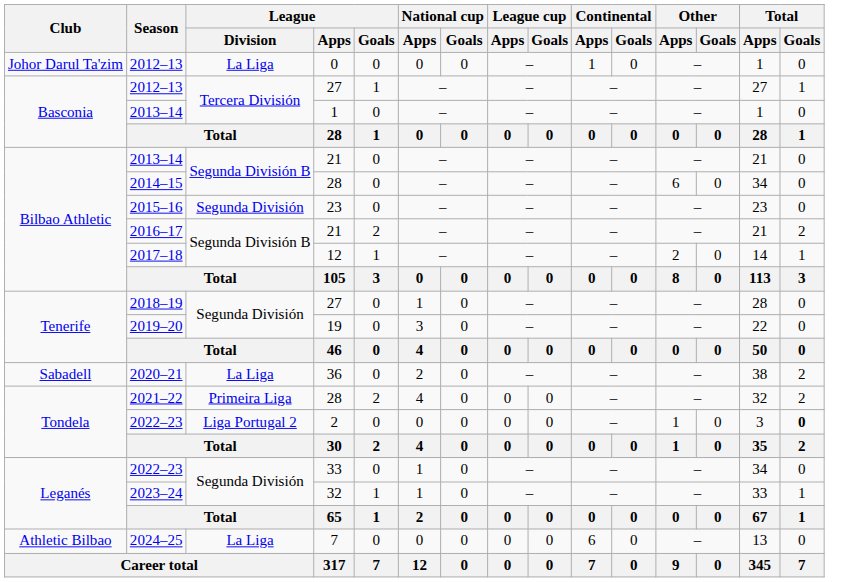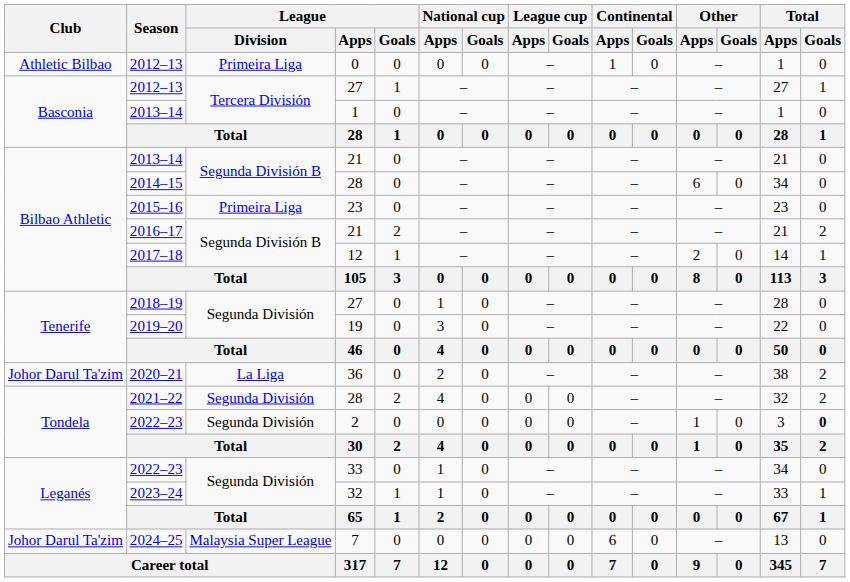(65, 64) Johor Darul Ta'zim -> (65, 64) Athletic Bilbao
(250, 64) La Liga -> (260, 64) Primeira Liga
(250, 207) Segunda División -> (260, 207) Primeira Liga
(65, 374) Sabadell -> (65, 374) Johor Darul Ta'zim
(250, 398) Primeira Liga -> (260, 398) Segunda División
(250, 421) Liga Portugal 2 -> (260, 421) Segunda División
(65, 541) Athletic Bilbao -> (65, 541) Johor Darul Ta'zim
(250, 541) La Liga -> (260, 541) Malaysia Super League
